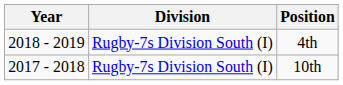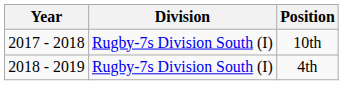rows swapped: (307, 67) <-> (307, 42)
